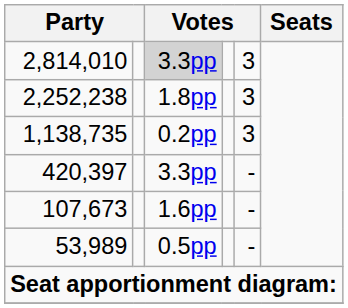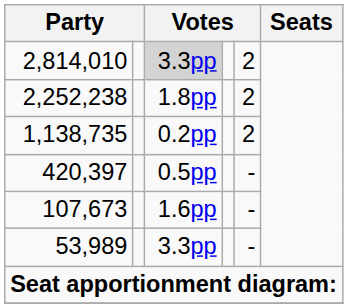(249, 60) 3 -> (249, 60) 2
(249, 97) 3 -> (249, 97) 2
(249, 135) 3 -> (249, 135) 2
(187, 172) 3.3pp -> (187, 172) 0.5pp
(187, 246) 0.5pp -> (187, 246) 3.3pp
